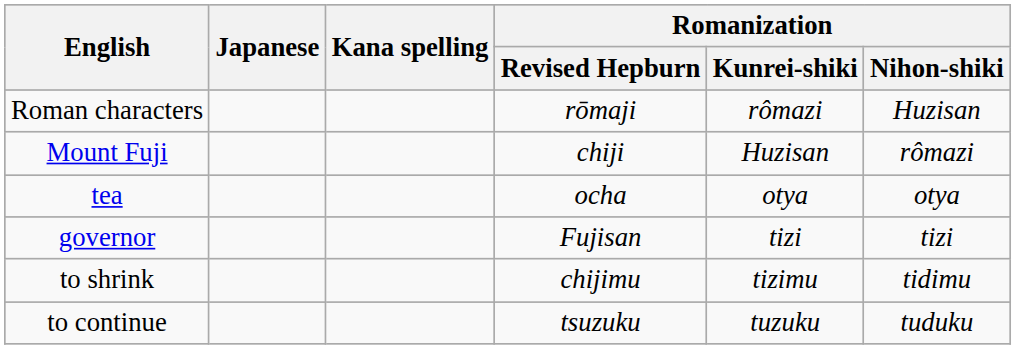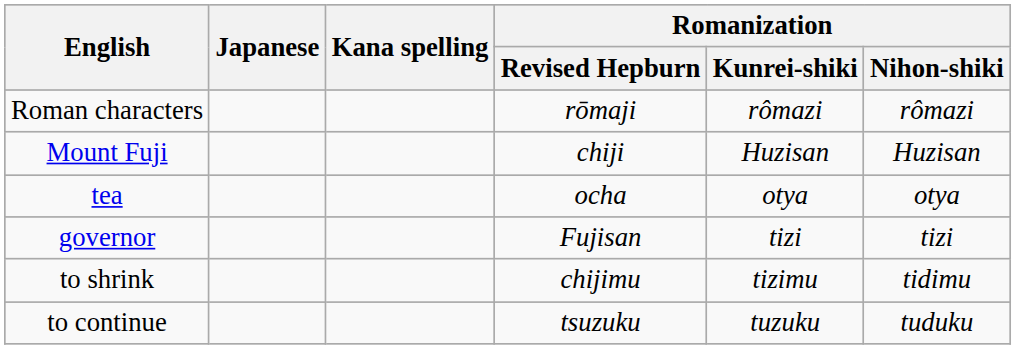(937, 110) Huzisan -> (937, 110) rômazi
(937, 152) rômazi -> (937, 152) Huzisan
